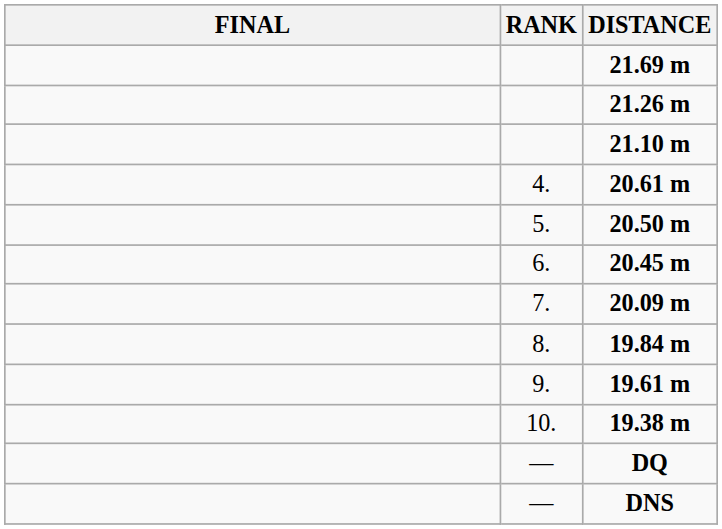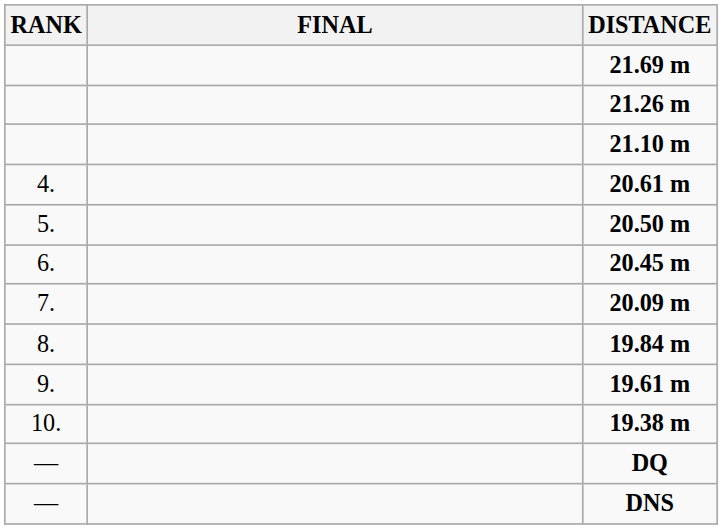columns swapped: (541, 24) <-> (252, 24)
